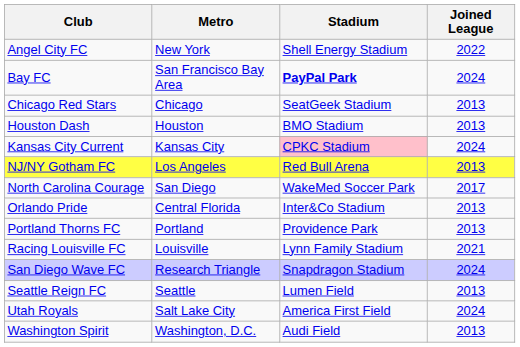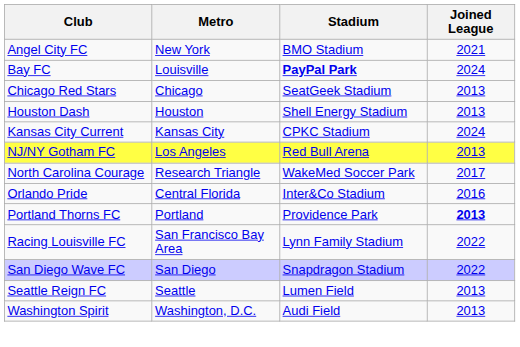(345, 49) Shell Energy Stadium -> (323, 49) BMO Stadium
(471, 49) 2022 -> (471, 49) 2021
(209, 77) San Francisco Bay Area -> (182, 70) Louisville
(323, 126) BMO Stadium -> (345, 111) Shell Energy Stadium
(326, 146) pink background -> (326, 132) no background
(185, 187) San Diego -> (208, 173) Research Triangle
(471, 208) 2013 -> (471, 193) 2016
(471, 228) normal -> (471, 214) bold
(182, 249) Louisville -> (209, 242) San Francisco Bay Area
(471, 249) 2021 -> (471, 242) 2022
(208, 270) Research Triangle -> (185, 270) San Diego
(471, 270) 2024 -> (471, 270) 2022
- row: (43, 311)
